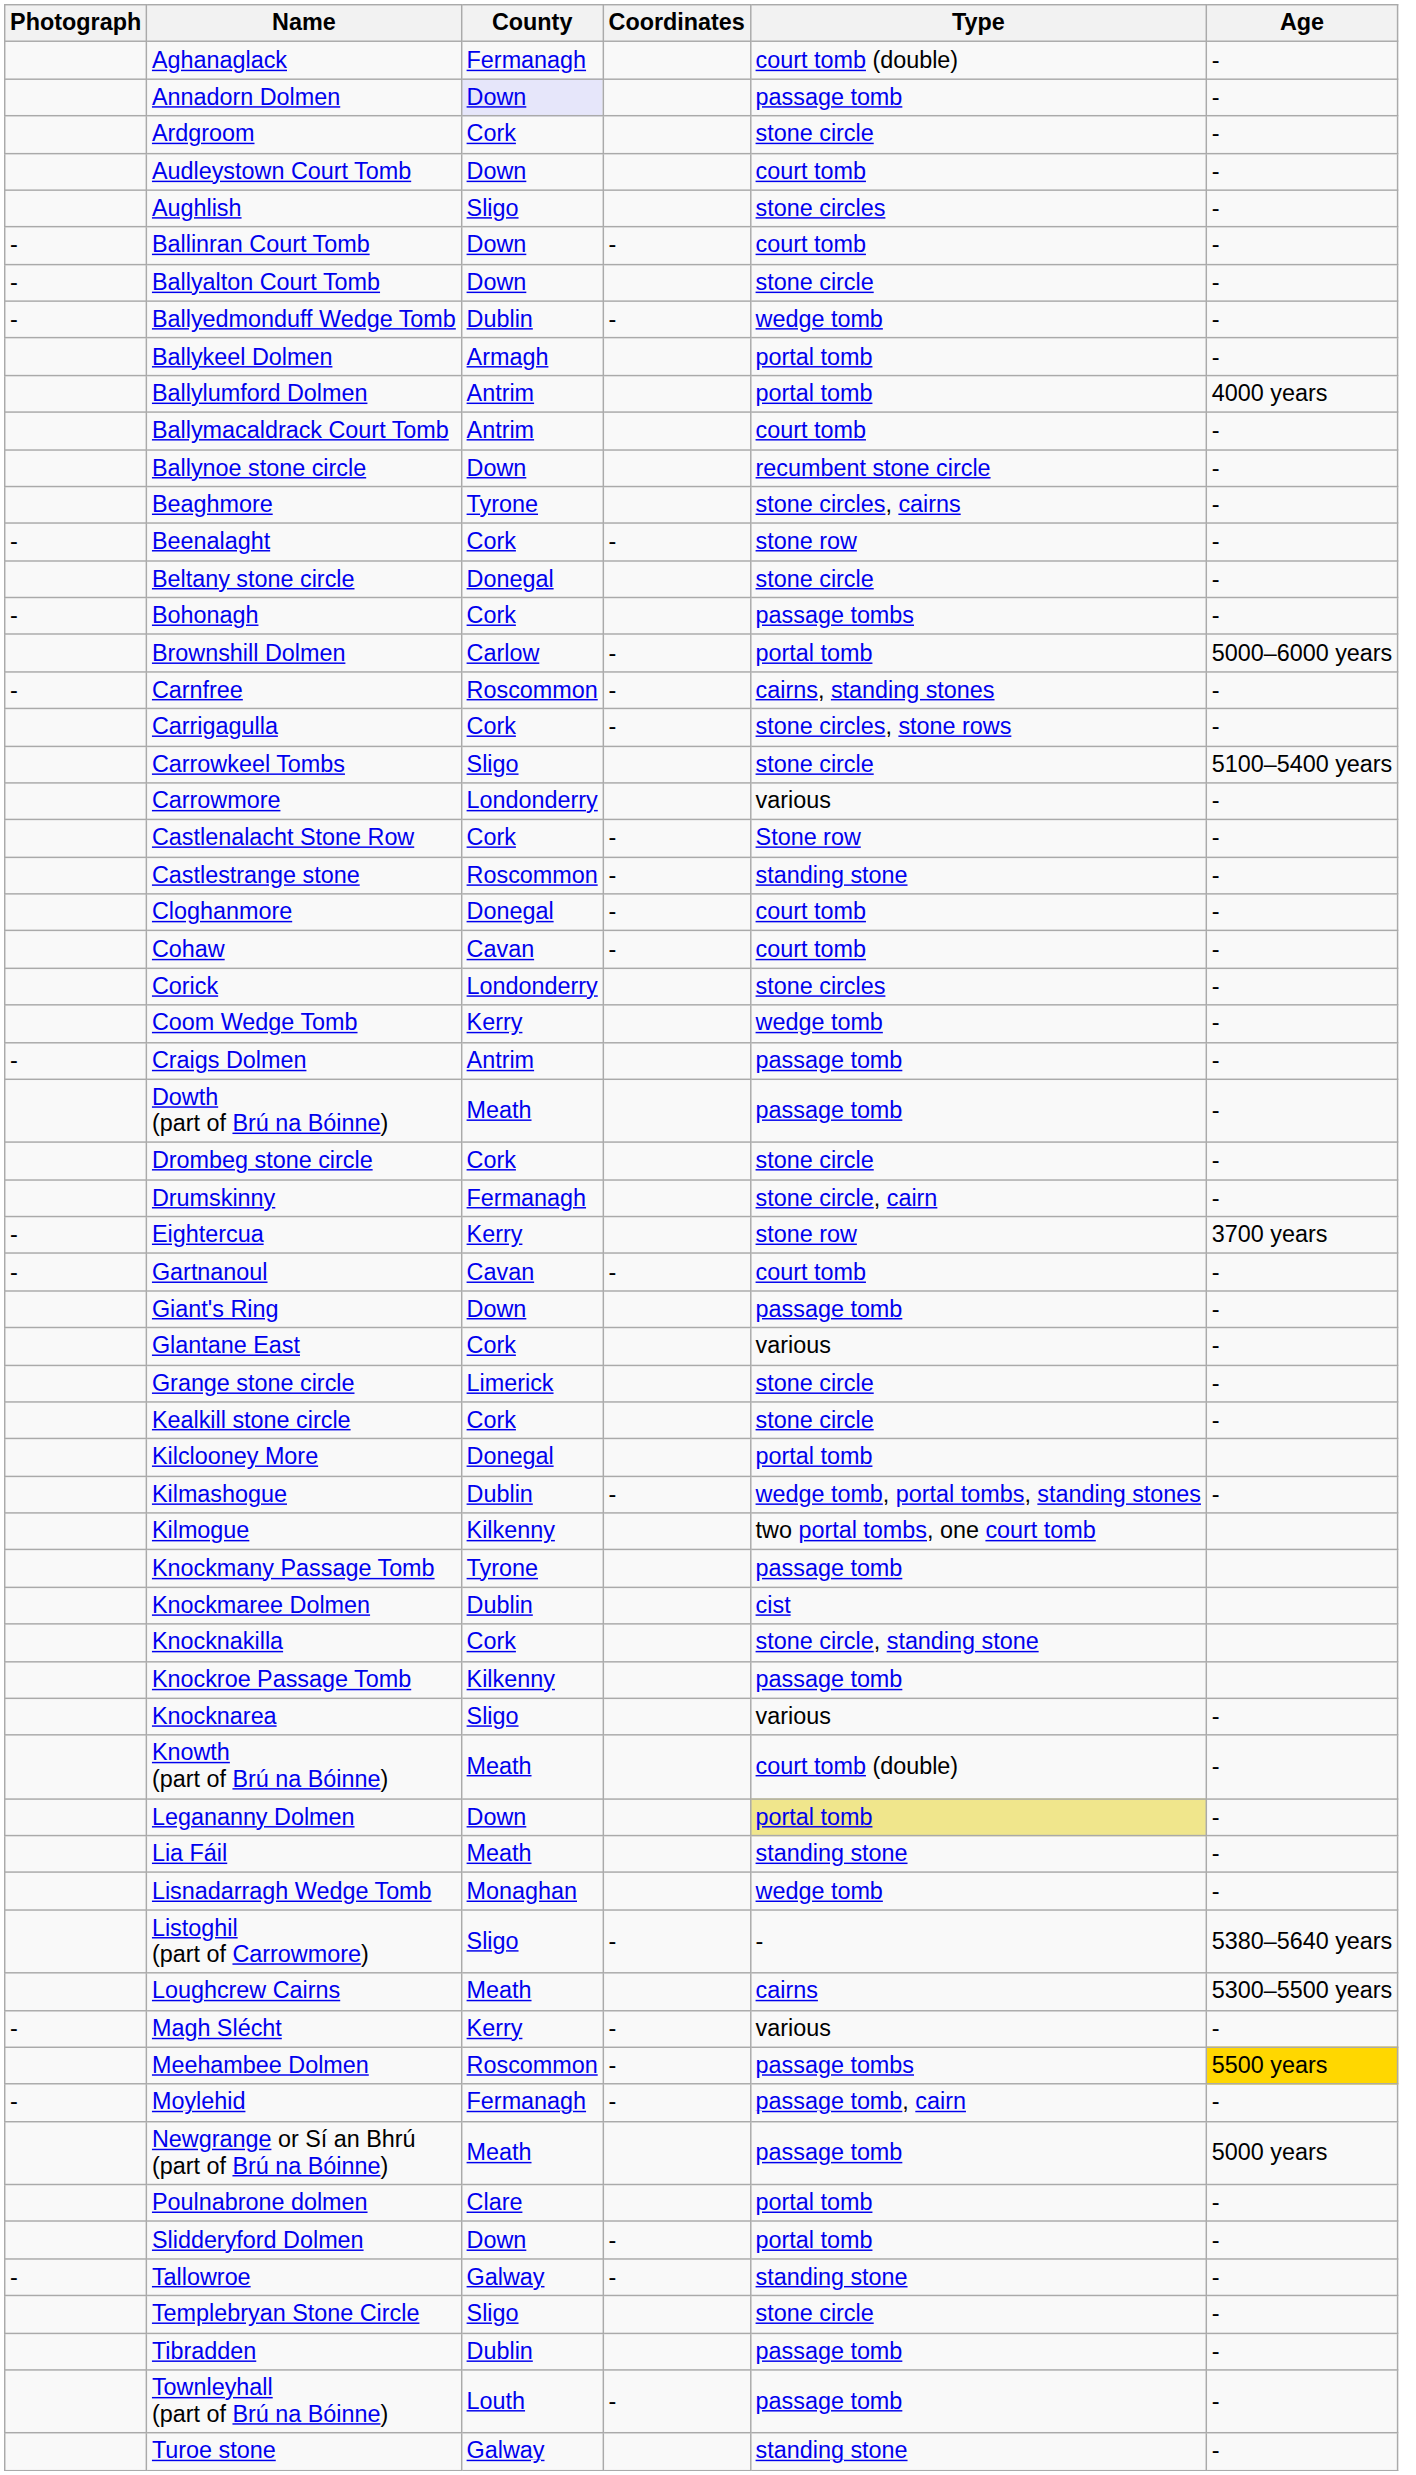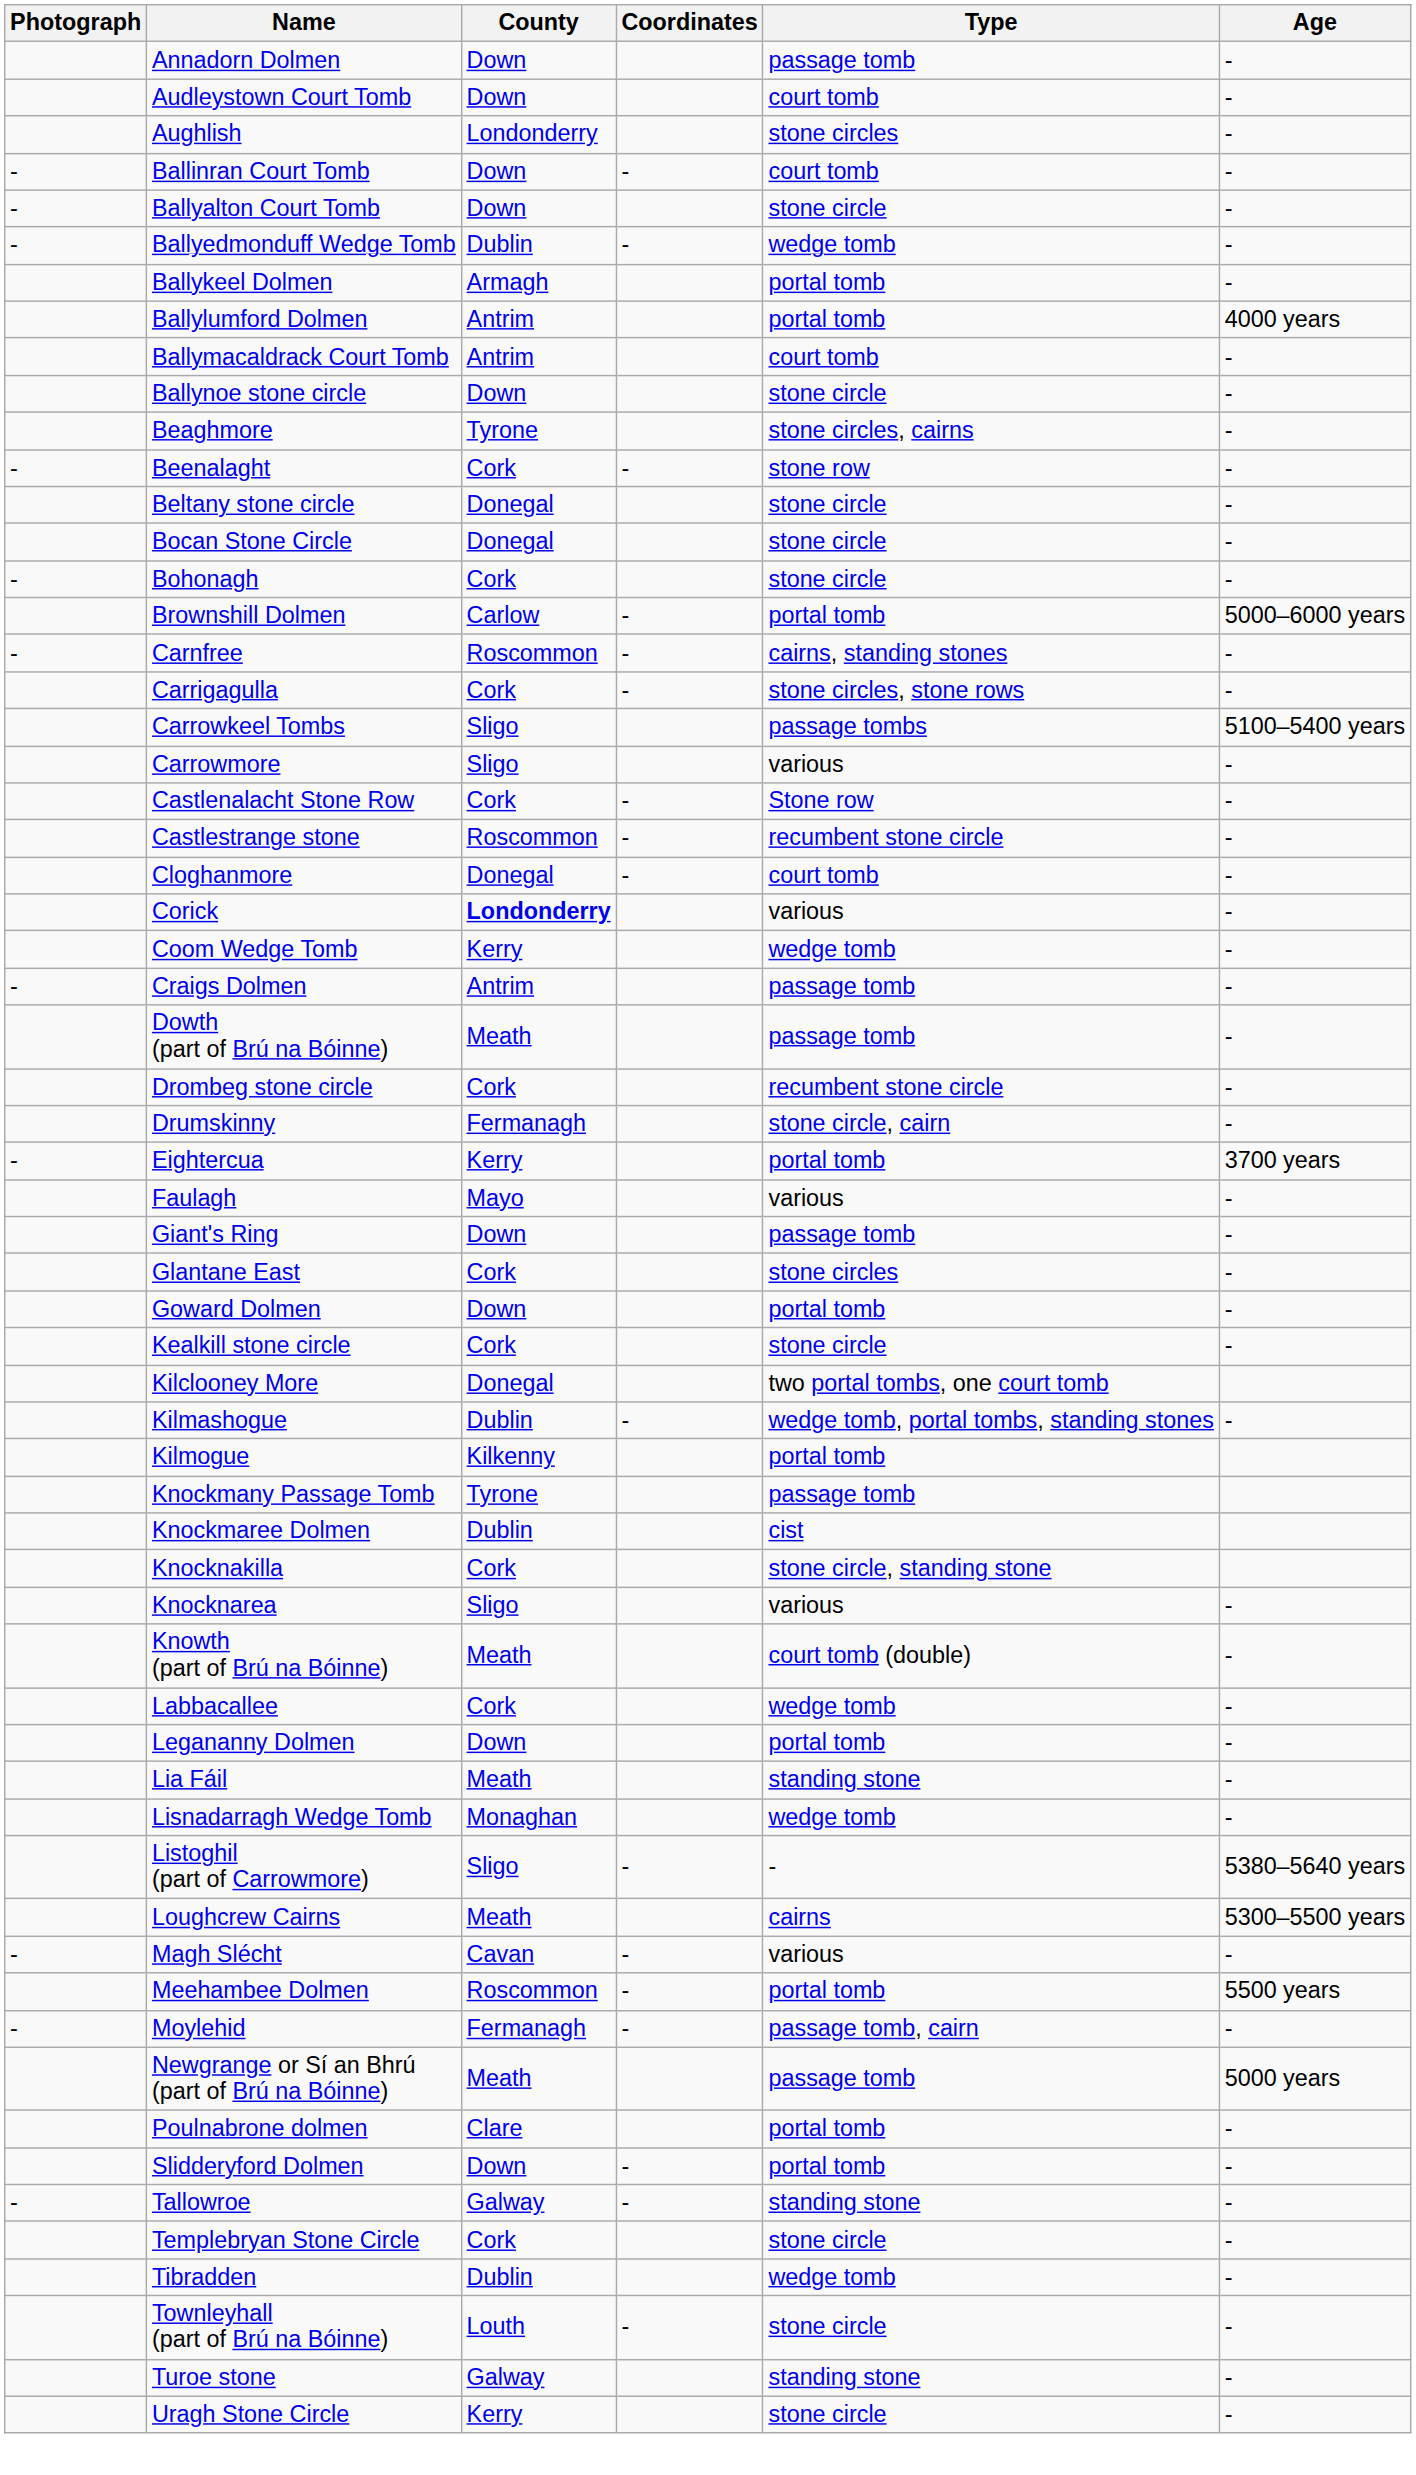- row: (219, 60)
(496, 97) lavender background -> (496, 60) no background
- row: (203, 134)
(493, 208) Sligo -> (532, 134) Londonderry
(873, 467) recumbent stone circle -> (828, 393) stone circle
+ row: (252, 541)
(835, 615) passage tombs -> (828, 578) stone circle
(815, 763) stone circle -> (848, 726) passage tombs
(532, 801) Londonderry -> (493, 763) Sligo
(832, 875) standing stone -> (886, 838) recumbent stone circle
- row: (188, 949)
(532, 986) normal -> (539, 912) bold
(820, 986) stone circles -> (806, 912) various
(815, 1160) stone circle -> (886, 1086) recumbent stone circle
(806, 1234) stone row -> (827, 1160) portal tomb
+ row: (194, 1197)
- row: (210, 1271)
(793, 1345) various -> (833, 1271) stone circles
+ row: (236, 1308)
- row: (253, 1383)
(814, 1457) portal tomb -> (939, 1383) two portal tombs, one court tomb
(926, 1531) two portal tombs, one court tomb -> (827, 1457) portal tomb
- row: (282, 1679)
+ row: (215, 1705)
(814, 1816) khaki background -> (827, 1742) no background
(495, 2028) Kerry -> (500, 1954) Cavan
(835, 2065) passage tombs -> (827, 1991) portal tomb
(1270, 2065) gold background -> (1282, 1991) no background
(493, 2313) Sligo -> (491, 2239) Cork
(829, 2350) passage tomb -> (832, 2276) wedge tomb
(829, 2401) passage tomb -> (828, 2327) stone circle
+ row: (251, 2414)
